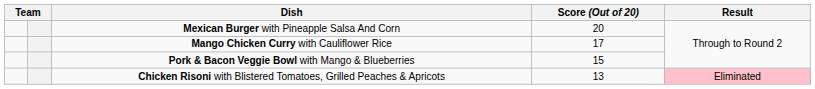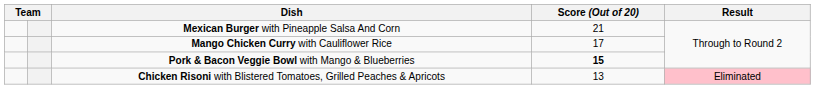(598, 29) 20 -> (598, 29) 21
(598, 60) normal -> (598, 60) bold
